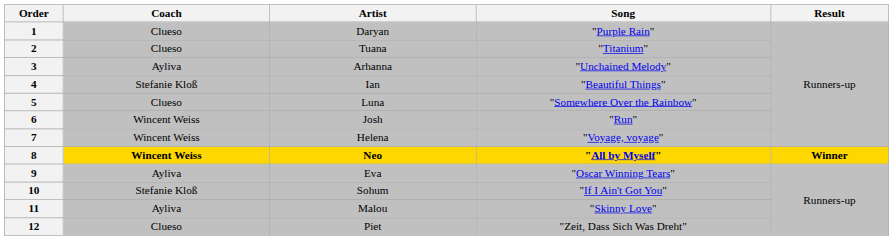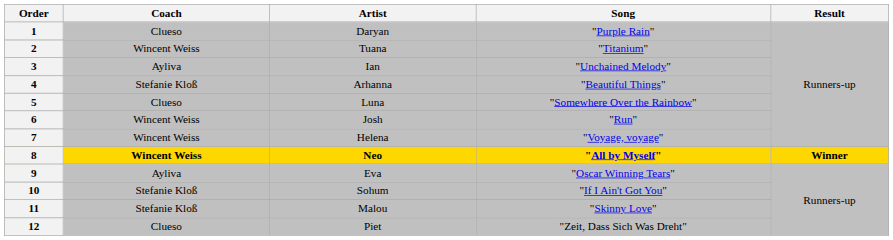(166, 48) Clueso -> (166, 48) Wincent Weiss
(373, 66) Arhanna -> (373, 66) Ian
(373, 84) Ian -> (373, 84) Arhanna
(166, 208) Ayliva -> (166, 208) Stefanie Kloß
